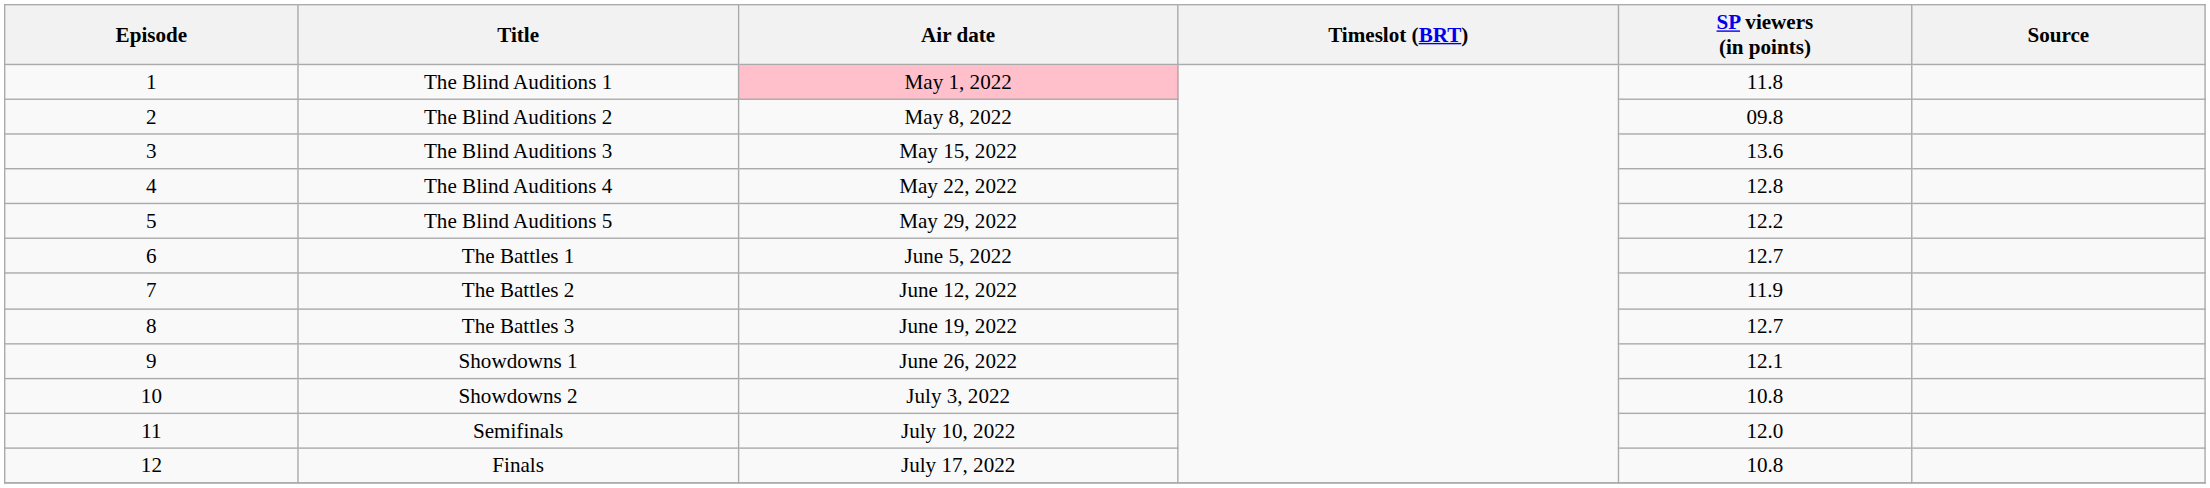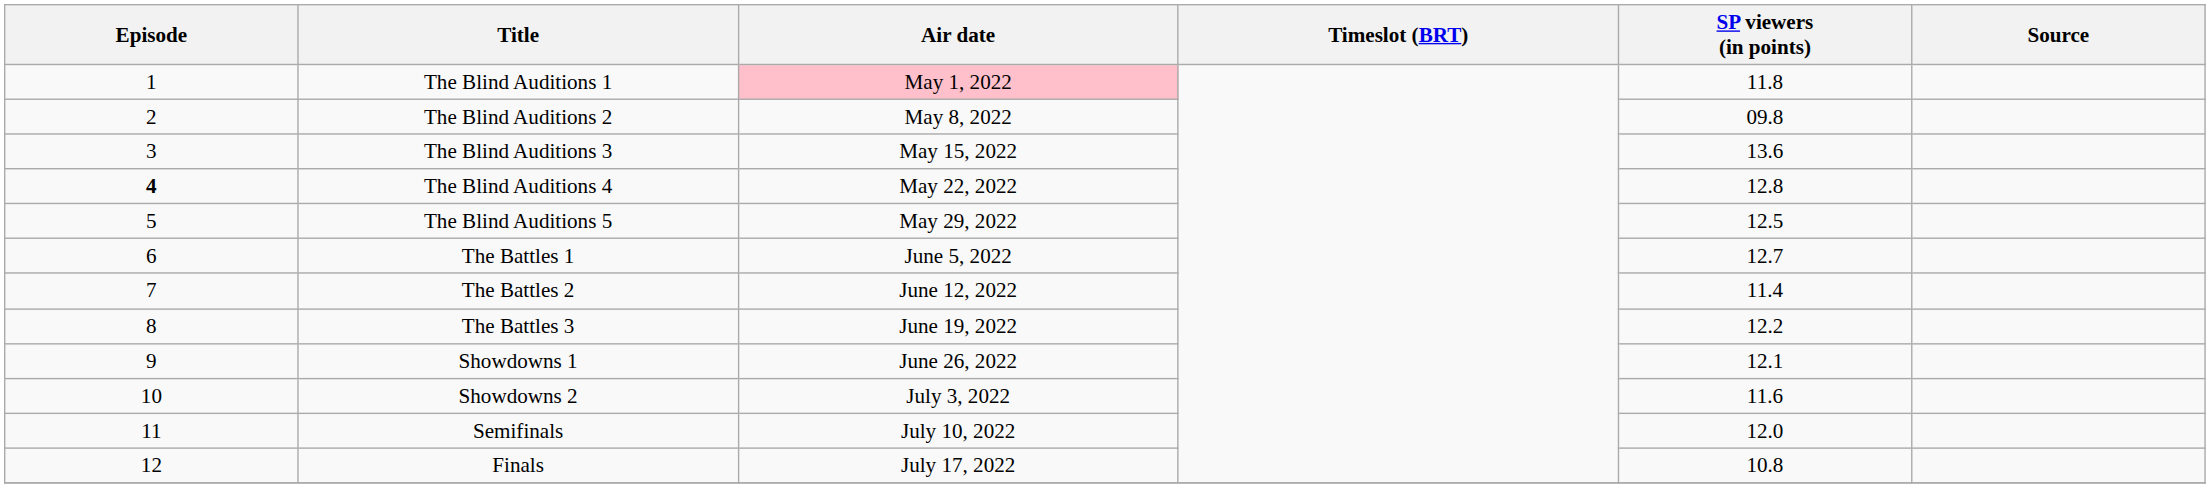(151, 186) normal -> (151, 186) bold
(1765, 221) 12.2 -> (1765, 221) 12.5
(1765, 290) 11.9 -> (1765, 290) 11.4
(1765, 325) 12.7 -> (1765, 325) 12.2
(1765, 395) 10.8 -> (1765, 395) 11.6
